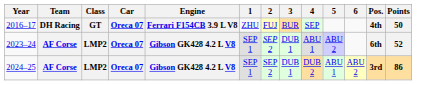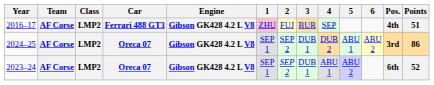(60, 24) DH Racing -> (57, 24) AF Corse
(95, 24) GT -> (89, 24) LMP2
(127, 24) Oreca 07 -> (135, 24) Ferrari 488 GT3
(192, 24) Ferrari F154CB 3.9 L V8 -> (212, 24) Gibson GK428 4.2 L V8
(250, 24) no background -> (267, 24) pink background
(399, 24) 50 -> (415, 24) 51
rows swapped: (21, 43) <-> (21, 67)
